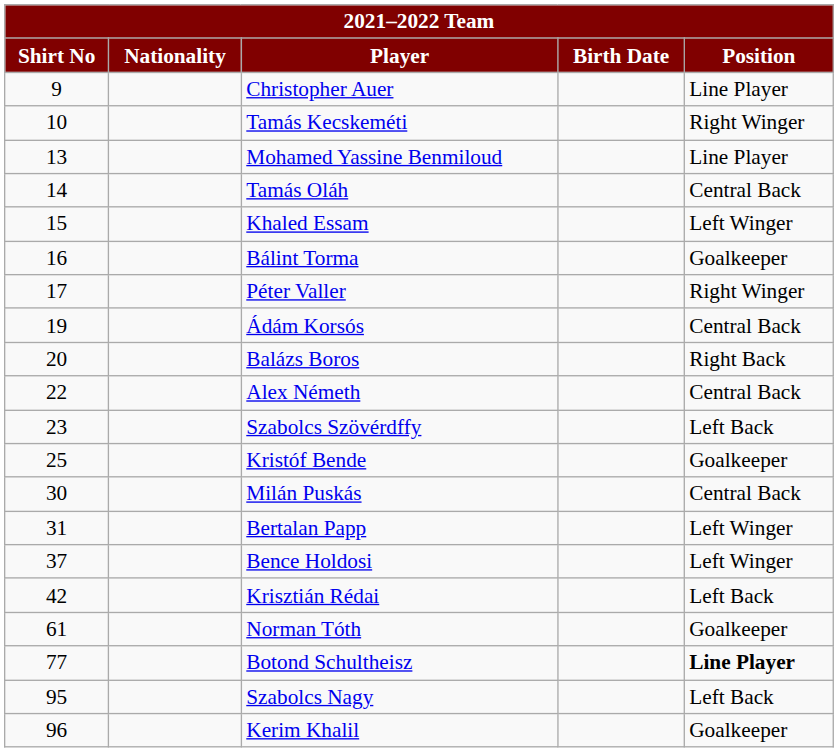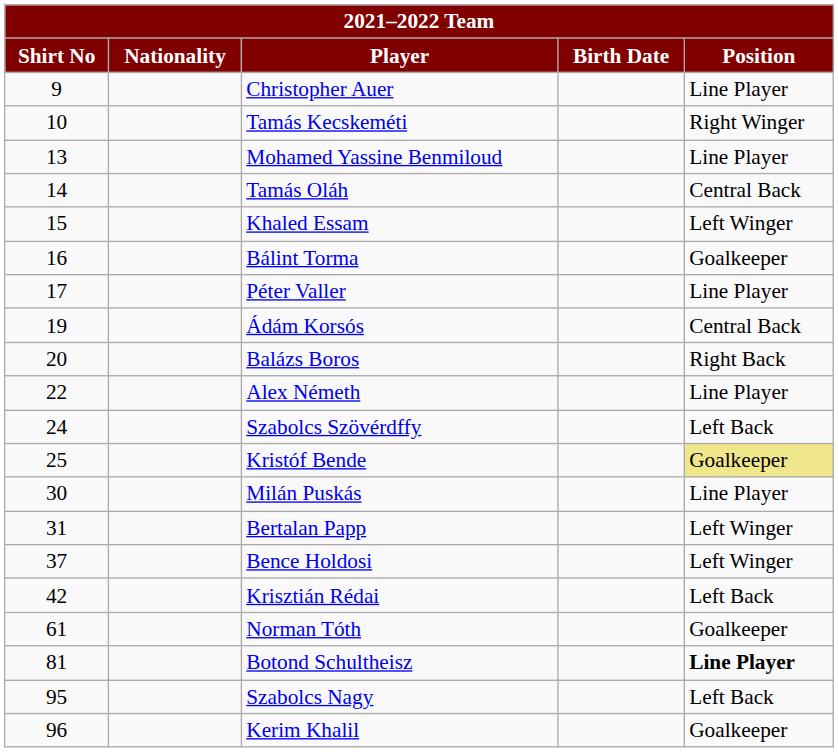(747, 291) Right Winger -> (739, 291) Line Player
(745, 392) Central Back -> (739, 392) Line Player
(57, 426) 23 -> (57, 426) 24
(738, 460) no background -> (738, 460) khaki background
(745, 493) Central Back -> (739, 493) Line Player
(57, 662) 77 -> (57, 662) 81
